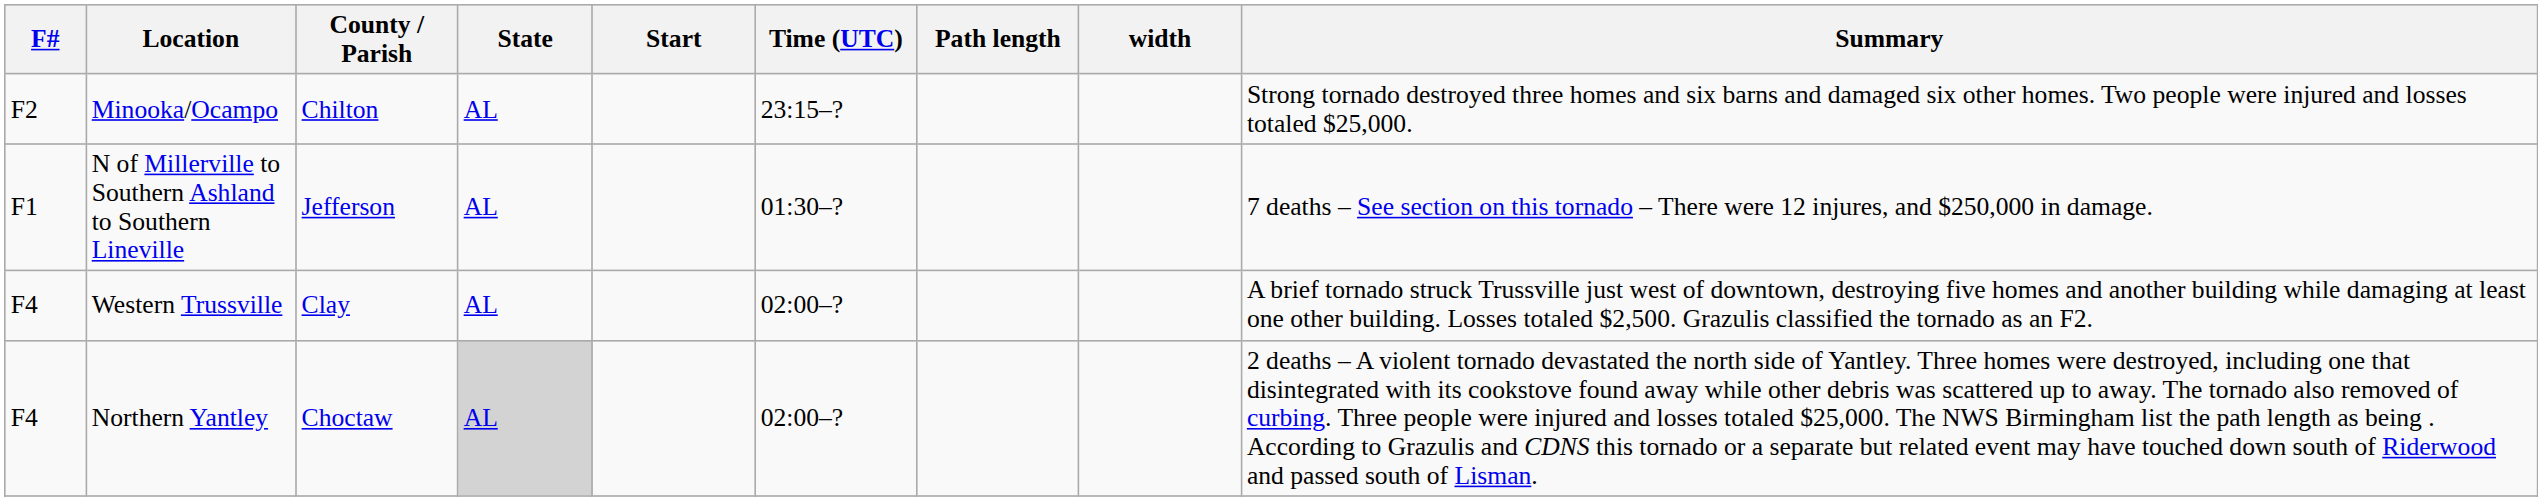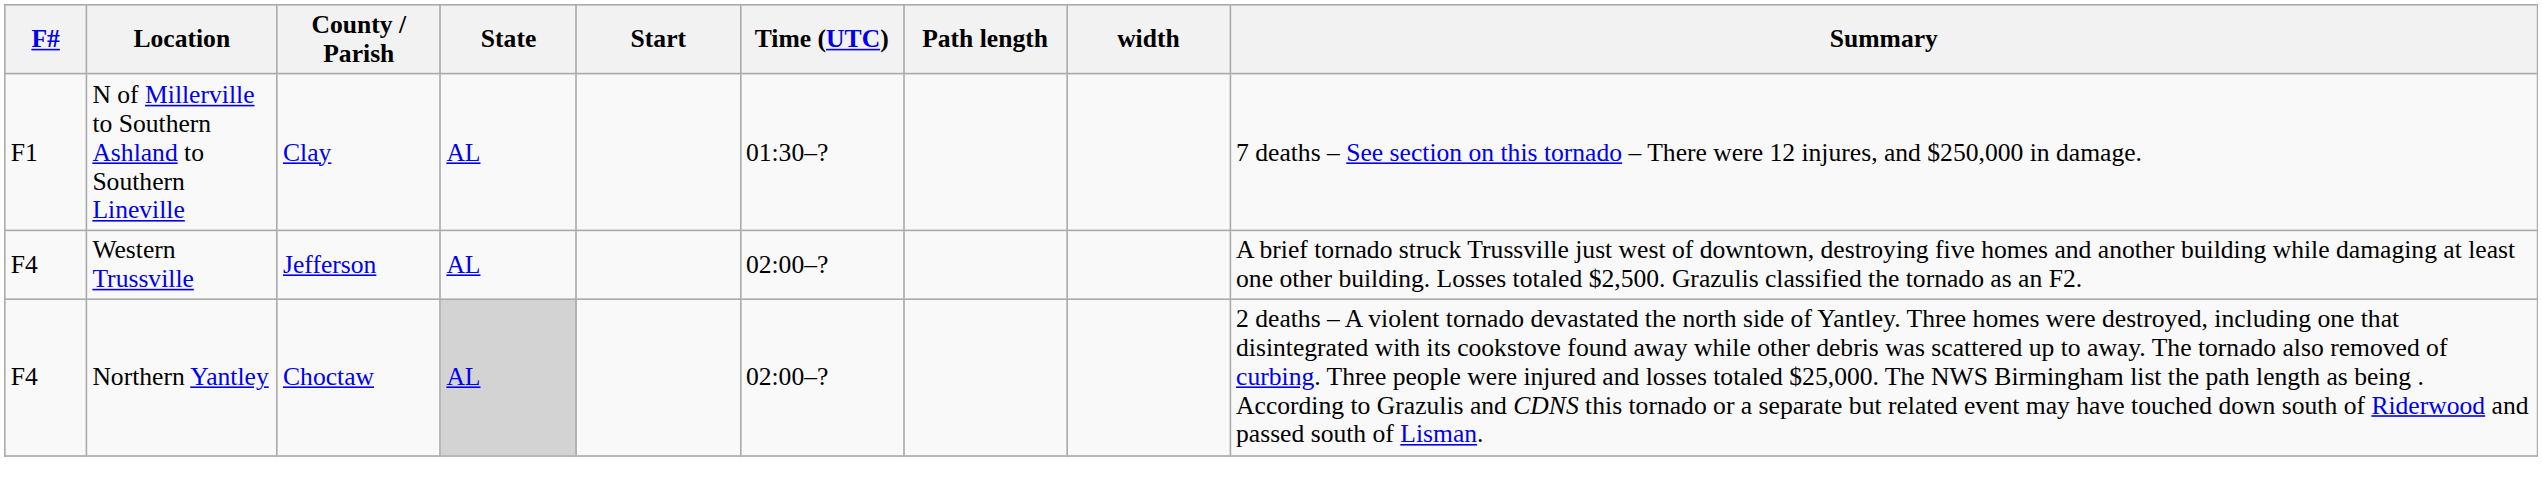- row: (185, 108)
(348, 206) Jefferson -> (307, 151) Clay
(326, 304) Clay -> (330, 264) Jefferson
